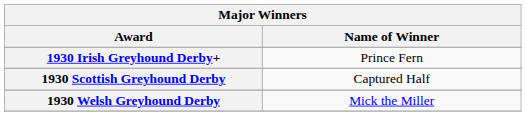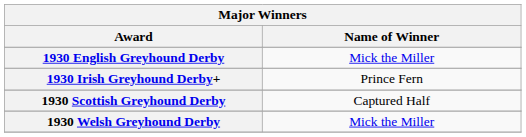+ row: (134, 57)
